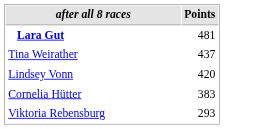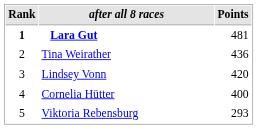+ column: (22, 15)
(207, 55) 437 -> (240, 55) 436
(207, 94) 383 -> (240, 94) 400
